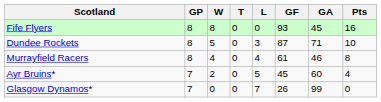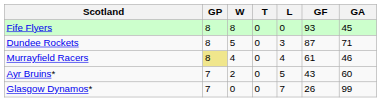- column: (359, 12)
(190, 58) no background -> (208, 58) khaki background
(283, 74) 45 -> (310, 74) 43
